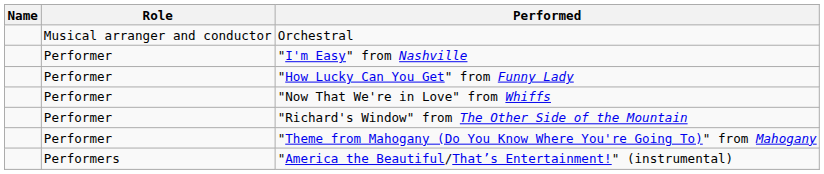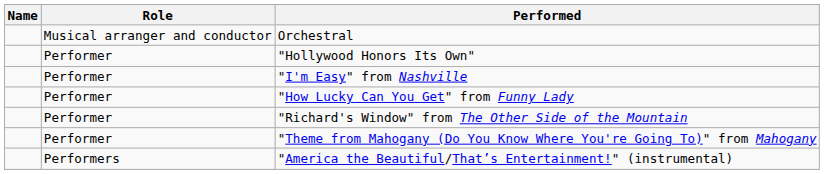+ row: (376, 56)
- row: (414, 97)
